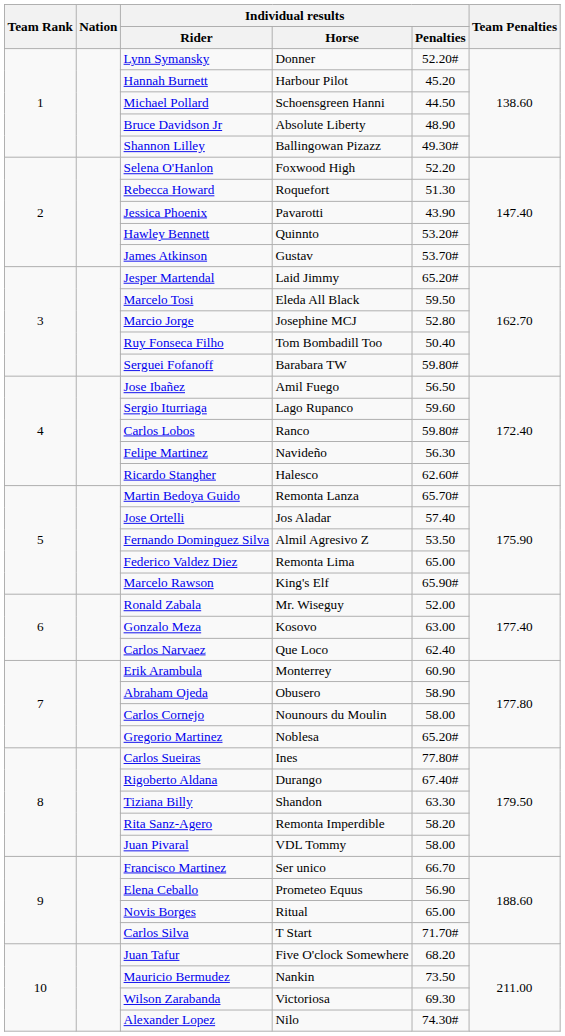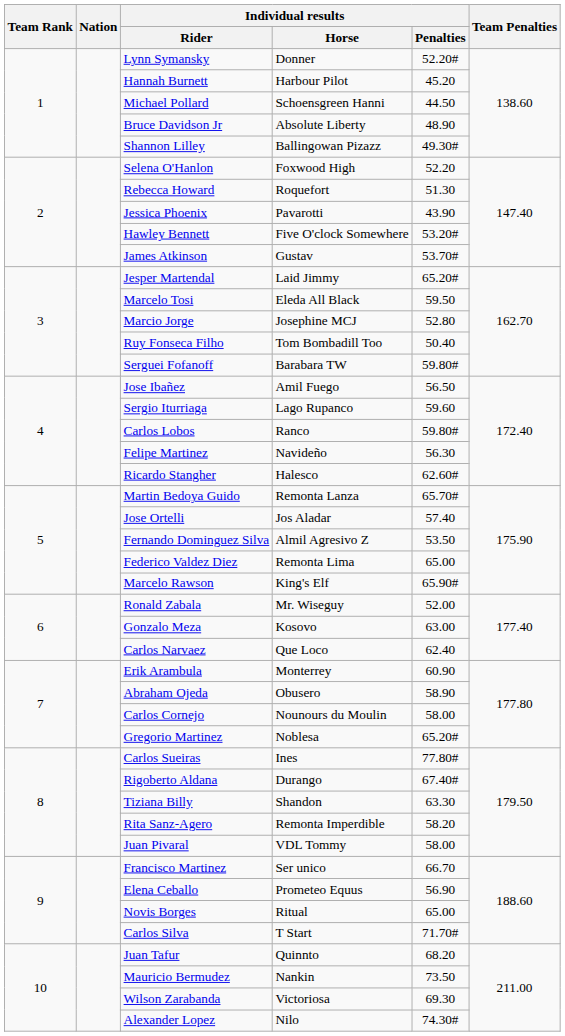(297, 234) Quinnto -> (342, 234) Five O'clock Somewhere
(342, 955) Five O'clock Somewhere -> (297, 955) Quinnto
